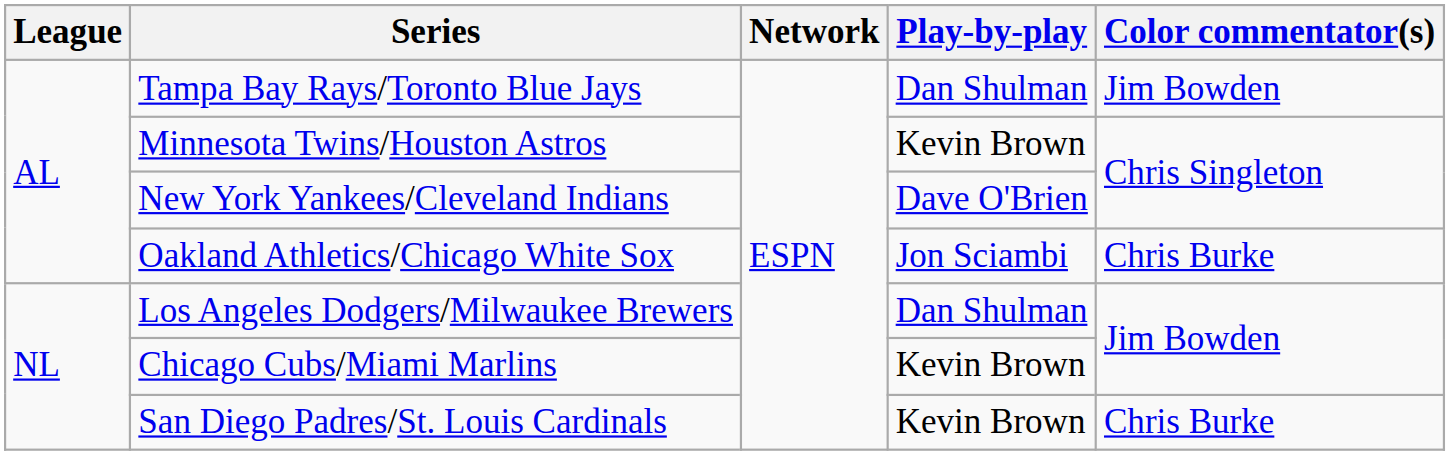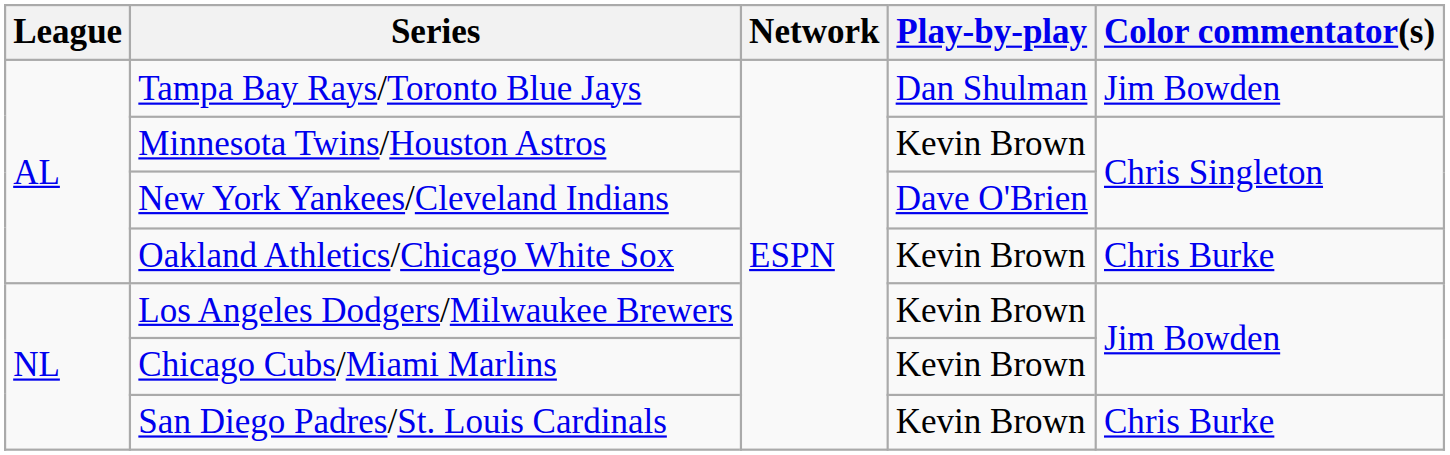(982, 254) Jon Sciambi -> (991, 254) Kevin Brown
(992, 310) Dan Shulman -> (991, 310) Kevin Brown
